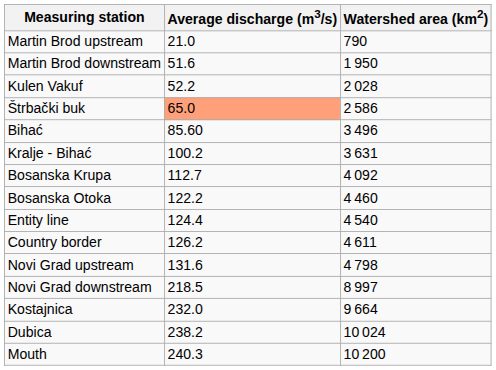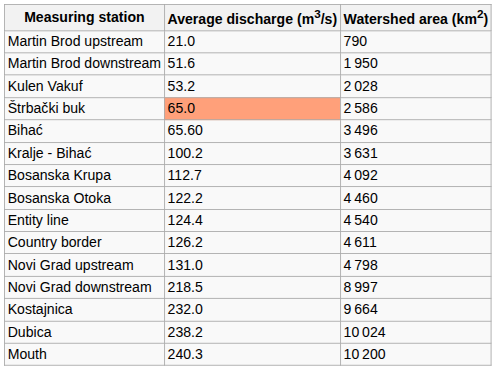(181, 86) 52.2 -> (181, 86) 53.2
(185, 131) 85.60 -> (185, 131) 65.60
(185, 265) 131.6 -> (185, 265) 131.0
